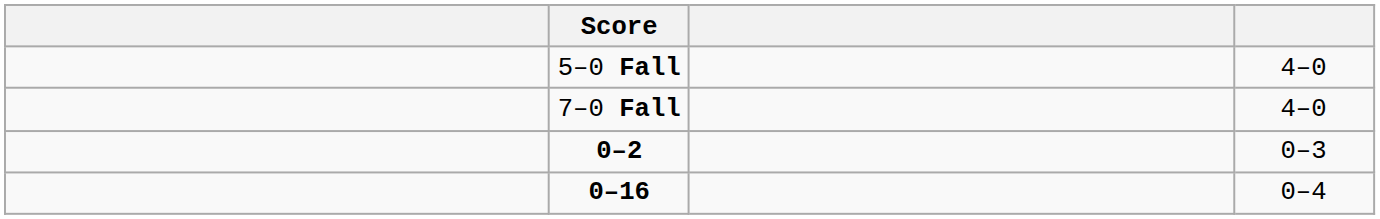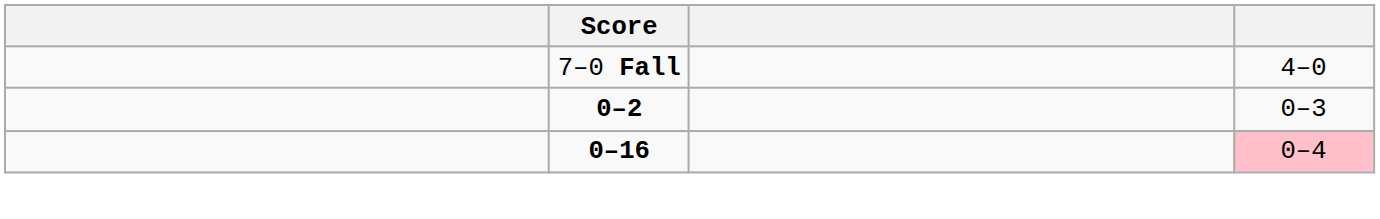- row: (619, 68)
(1304, 193) no background -> (1304, 151) pink background
